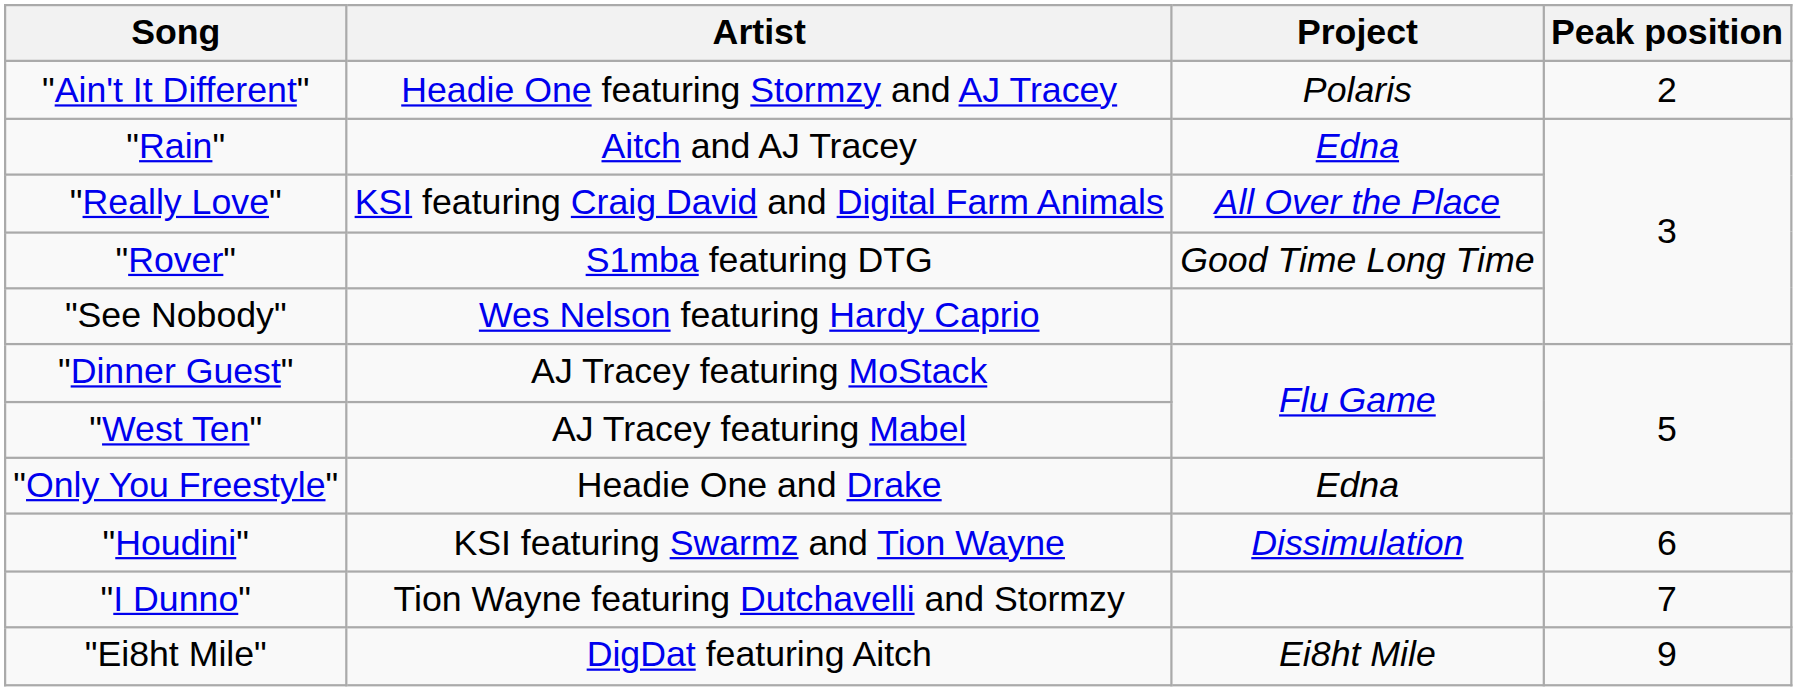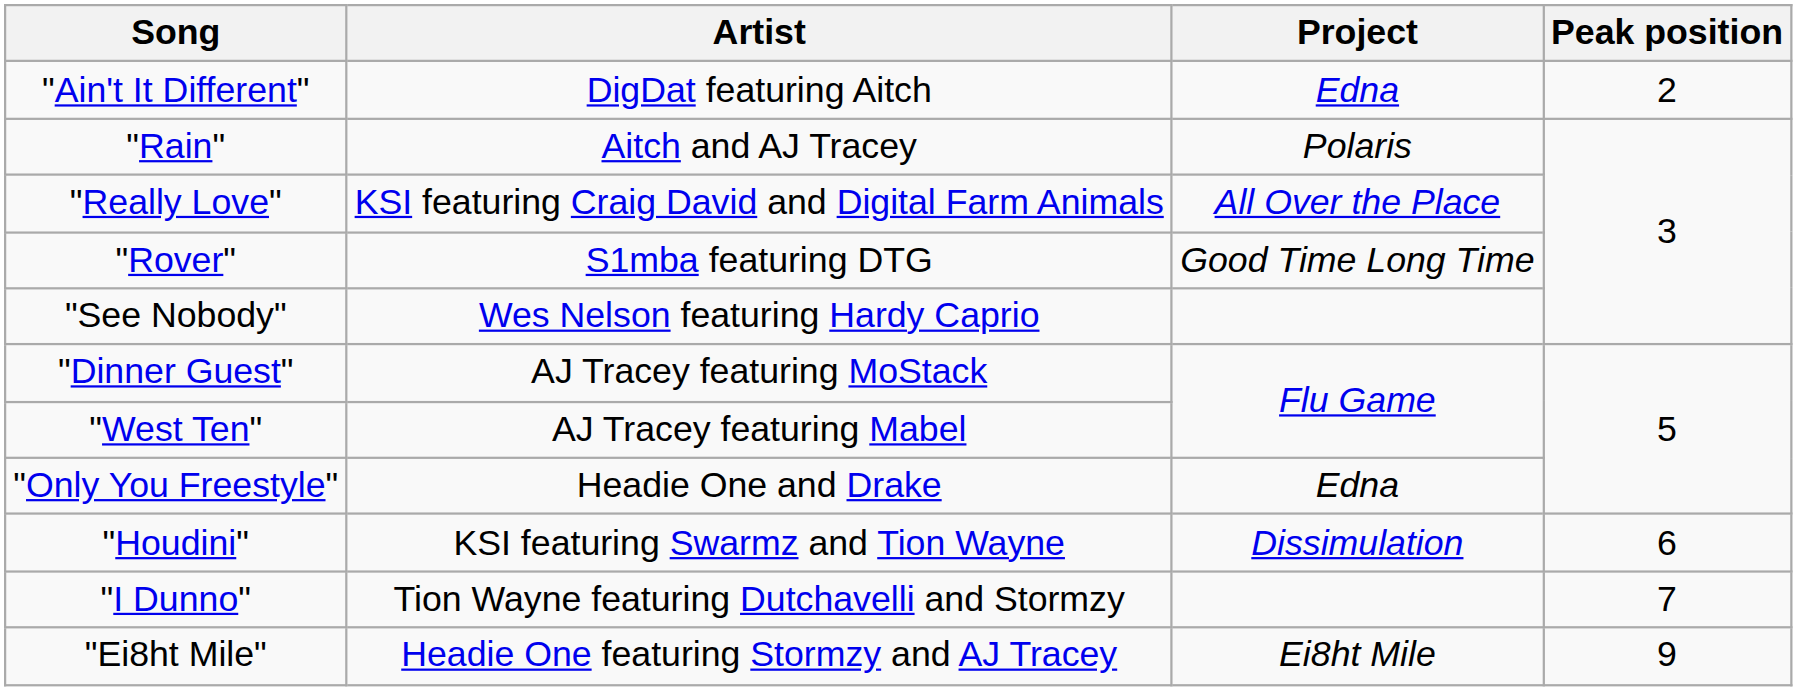(759, 89) Headie One featuring Stormzy and AJ Tracey -> (759, 89) DigDat featuring Aitch
(1357, 89) Polaris -> (1357, 89) Edna
(1357, 145) Edna -> (1357, 145) Polaris
(759, 655) DigDat featuring Aitch -> (759, 655) Headie One featuring Stormzy and AJ Tracey
